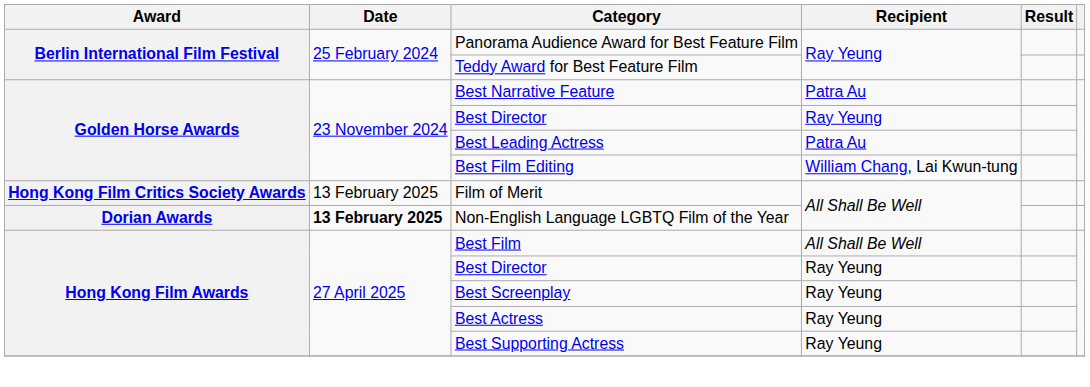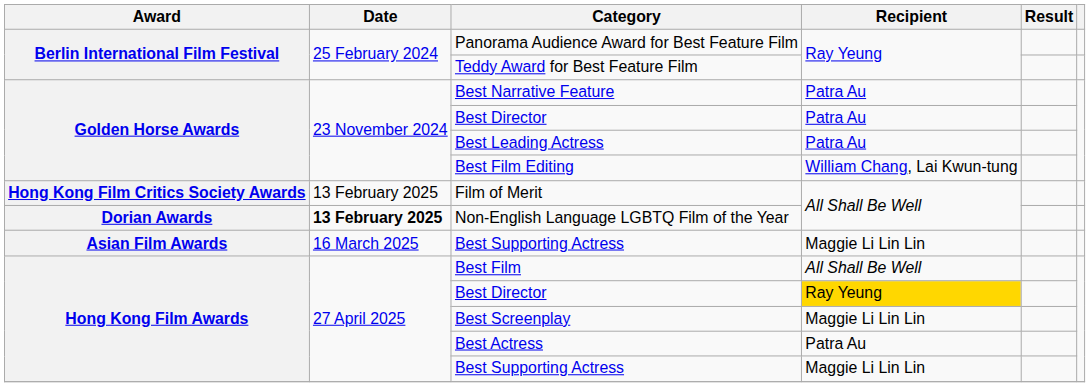(844, 117) Ray Yeung -> (836, 117) Patra Au
+ row: (157, 243)
(844, 268) no background -> (844, 293) gold background
(844, 293) Ray Yeung -> (865, 318) Maggie Li Lin Lin
(844, 318) Ray Yeung -> (836, 343) Patra Au
(844, 343) Ray Yeung -> (865, 368) Maggie Li Lin Lin
